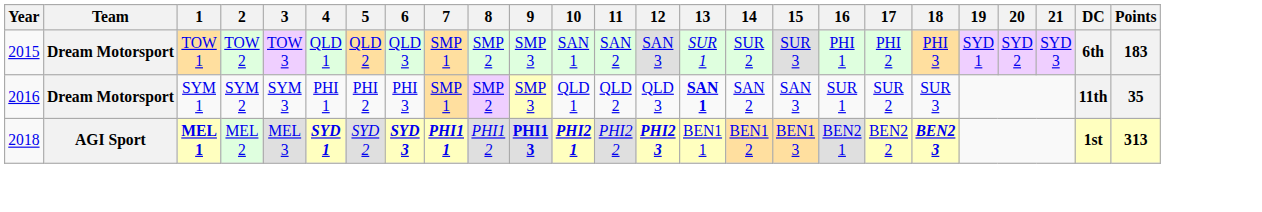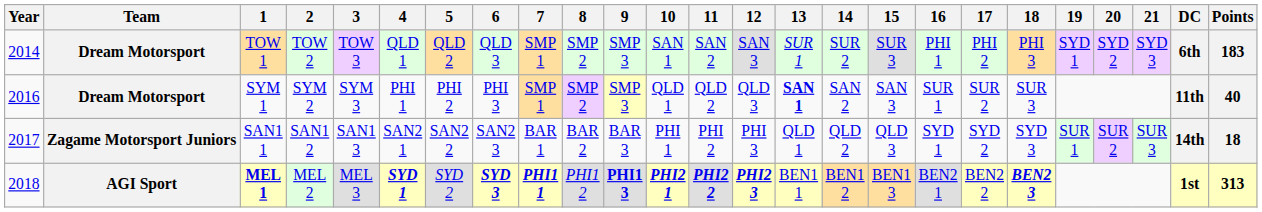(24, 51) 2015 -> (24, 51) 2014
(1136, 96) 35 -> (1233, 96) 40
+ row: (263, 140)
(616, 140) normal -> (711, 184) bold
